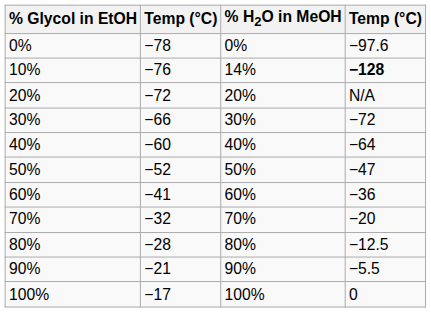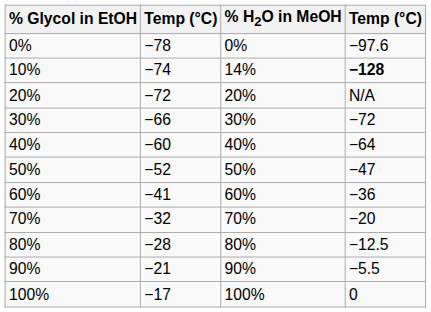(158, 70) −76 -> (158, 70) −74
